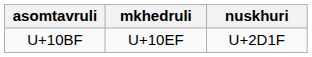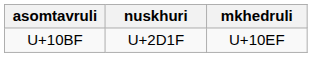columns swapped: (257, 16) <-> (156, 16)
